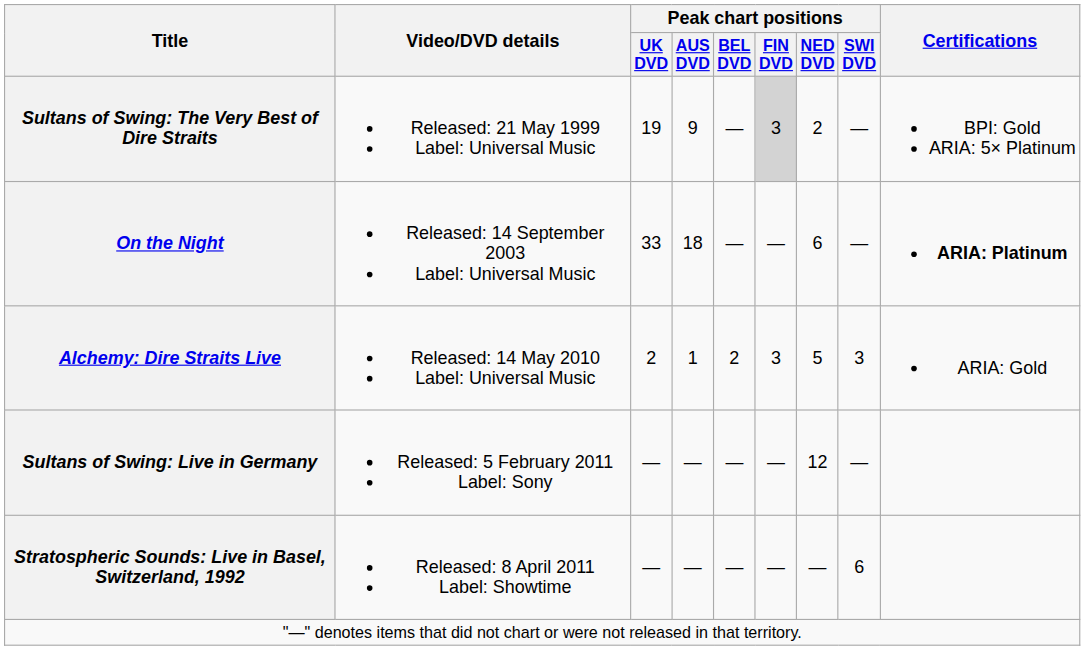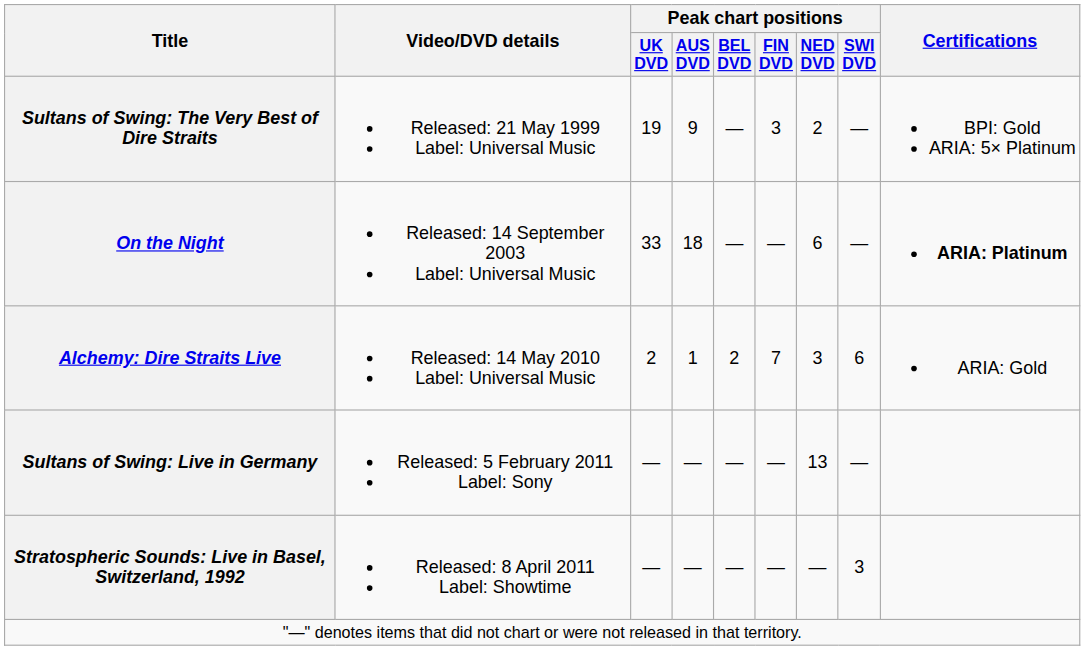(776, 128) lightgrey background -> (776, 128) no background
(776, 357) 3 -> (776, 357) 7
(818, 357) 5 -> (818, 357) 3
(859, 357) 3 -> (859, 357) 6
(818, 462) 12 -> (818, 462) 13
(859, 567) 6 -> (859, 567) 3
